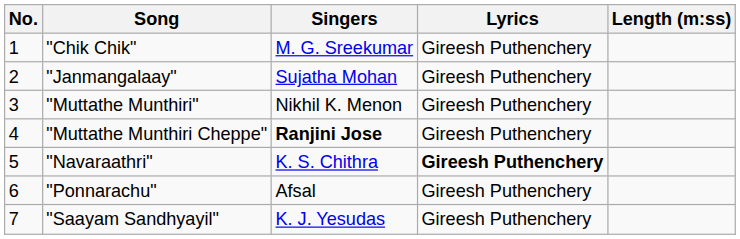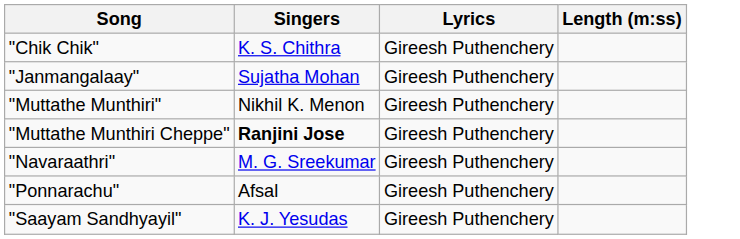- column: (23, 19)
(344, 48) M. G. Sreekumar -> (289, 48) K. S. Chithra
(327, 162) K. S. Chithra -> (307, 162) M. G. Sreekumar
(512, 162) bold -> (469, 162) normal
